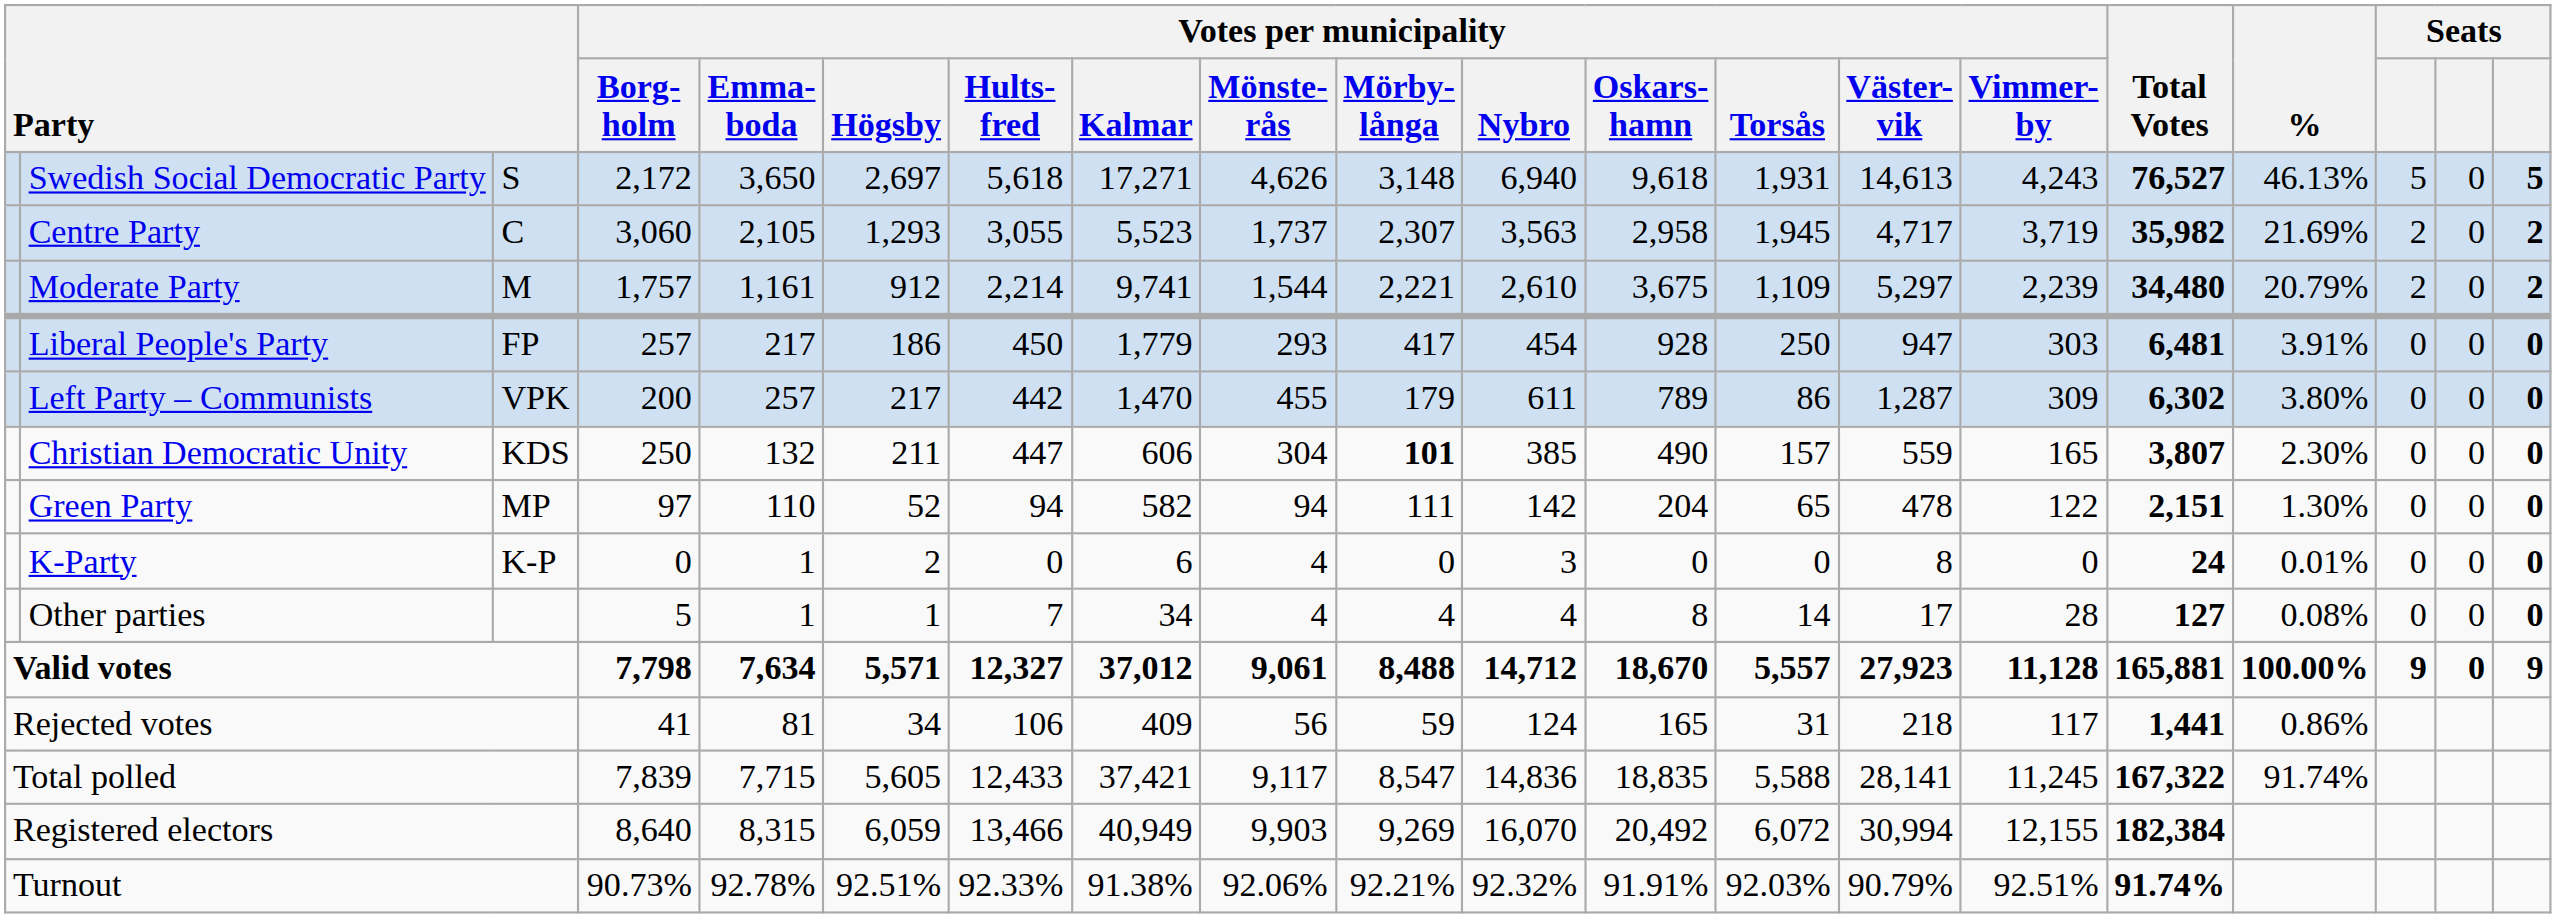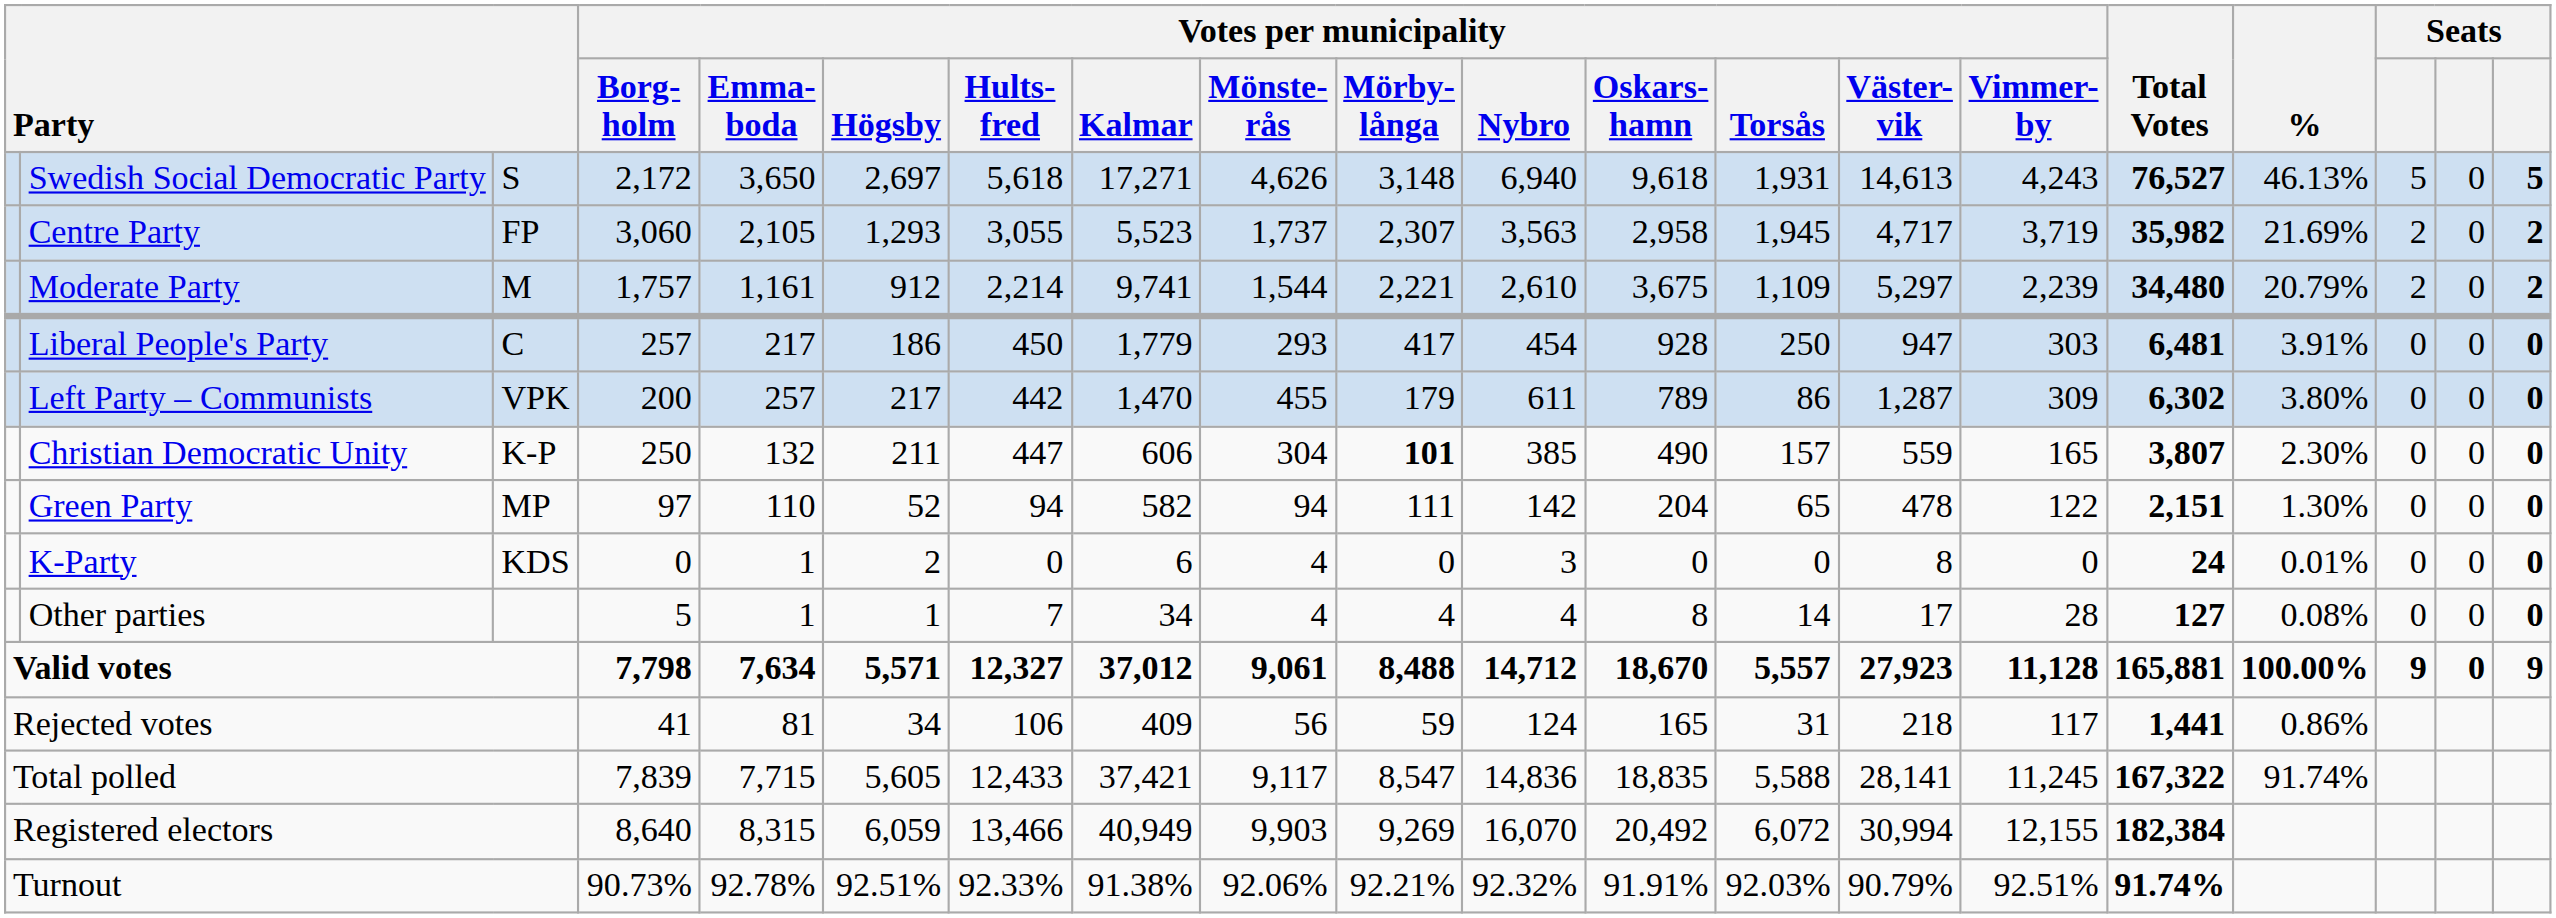(513, 232) C -> (520, 232) FP
(520, 344) FP -> (513, 344) C
(536, 452) KDS -> (529, 452) K-P
(529, 560) K-P -> (536, 560) KDS
